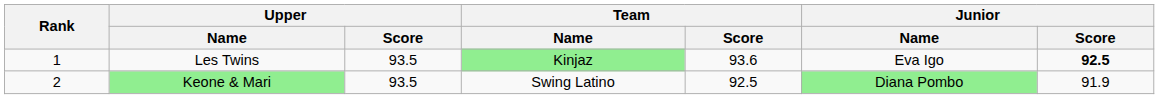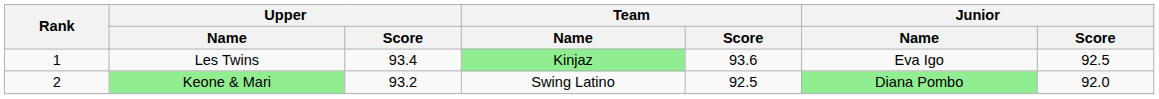(403, 60) 93.5 -> (403, 60) 93.4
(1095, 60) bold -> (1095, 60) normal
(403, 82) 93.5 -> (403, 82) 93.2
(1095, 82) 91.9 -> (1095, 82) 92.0
